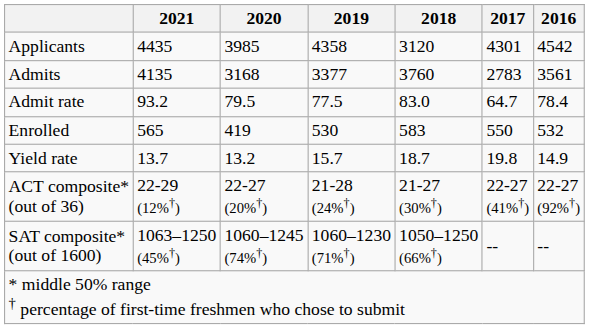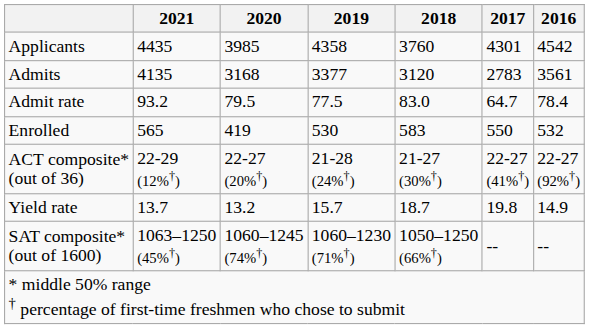(417, 46) 3120 -> (417, 46) 3760
(417, 74) 3760 -> (417, 74) 3120
rows swapped: (43, 158) <-> (69, 196)
